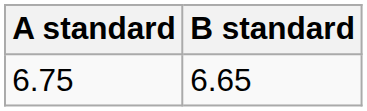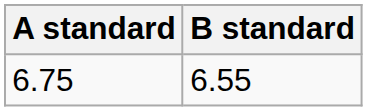(221, 79) 6.65 -> (221, 79) 6.55
